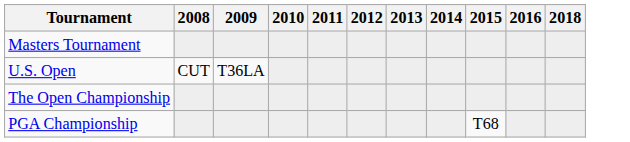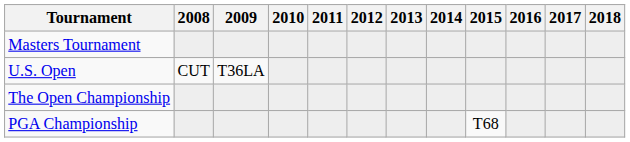+ column: (565, 17)
